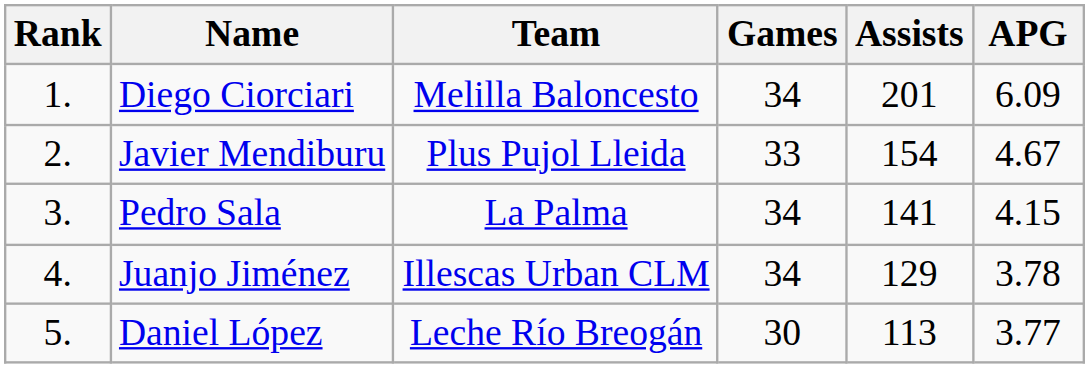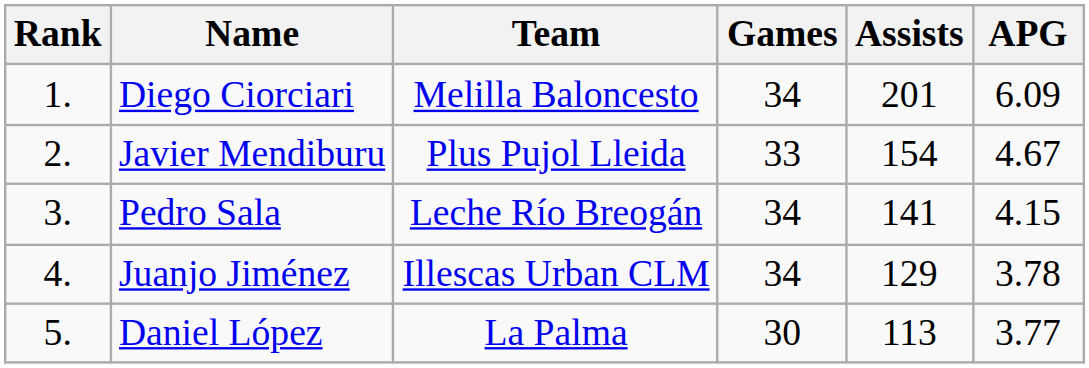(556, 213) La Palma -> (556, 213) Leche Río Breogán
(556, 332) Leche Río Breogán -> (556, 332) La Palma
